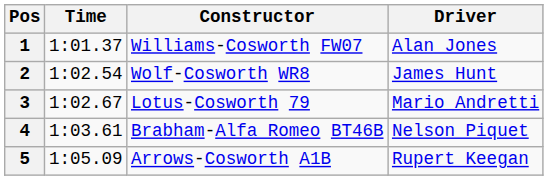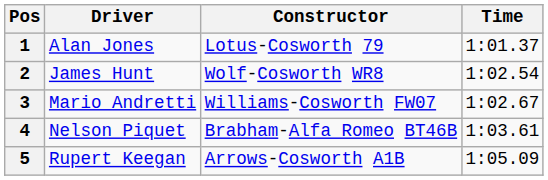columns swapped: (466, 19) <-> (86, 19)
(247, 48) Williams-Cosworth FW07 -> (294, 48) Lotus-Cosworth 79
(220, 104) Lotus-Cosworth 79 -> (320, 104) Williams-Cosworth FW07
